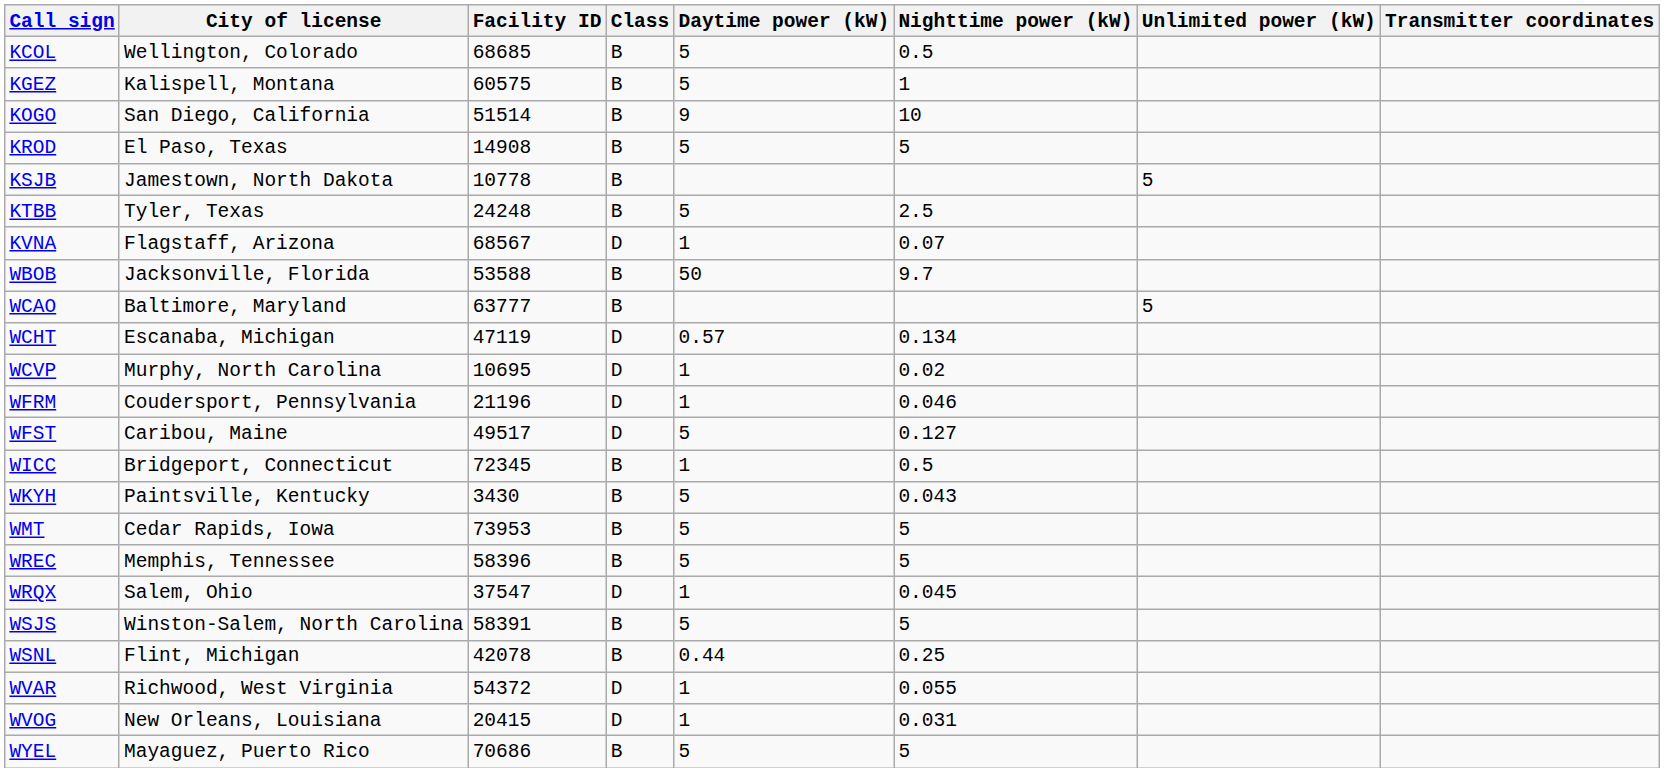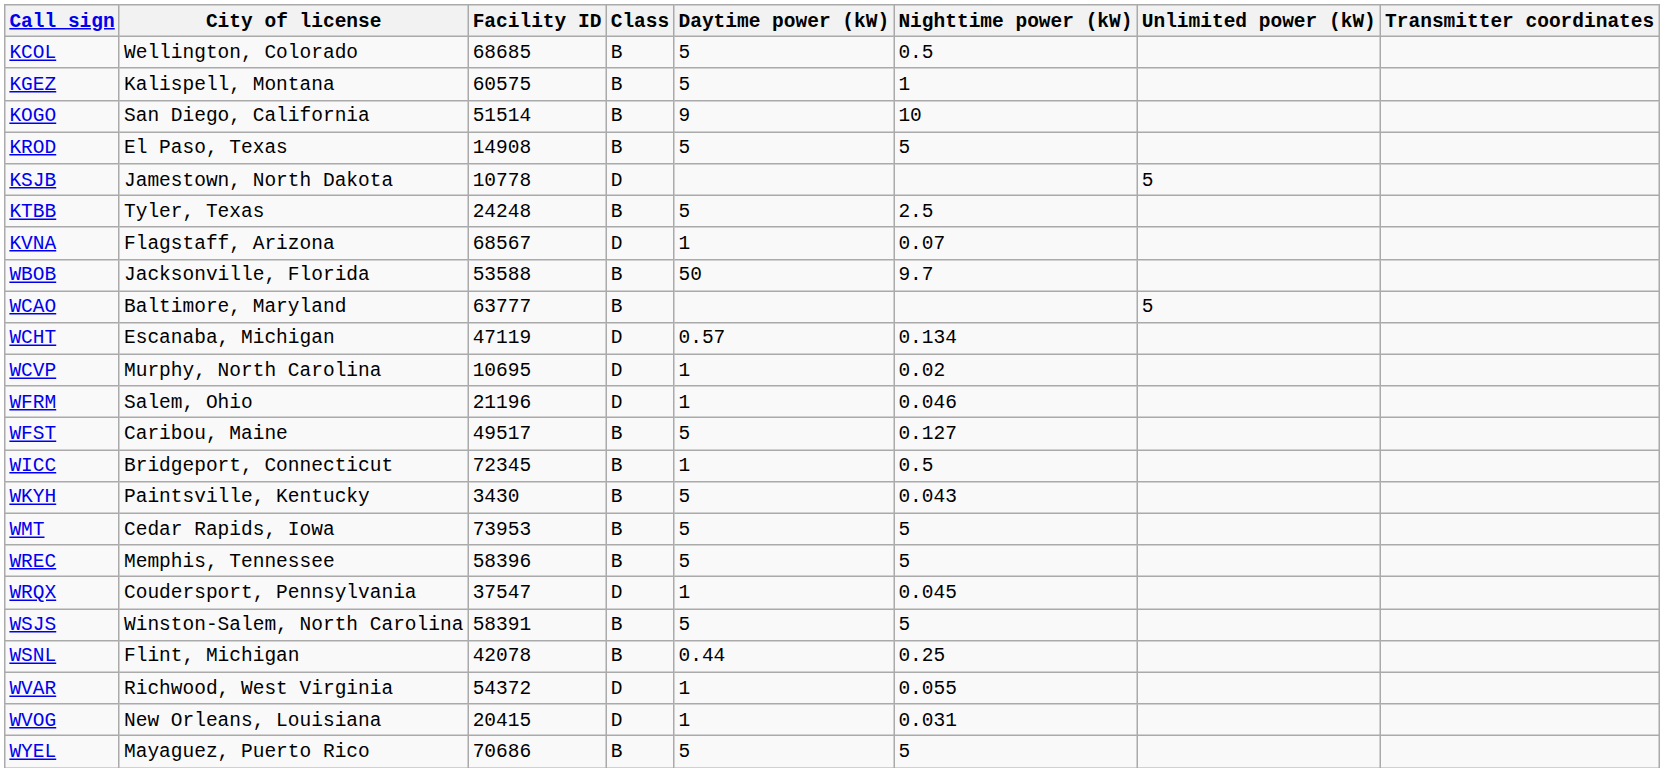(617, 180) B -> (617, 180) D
(270, 402) Coudersport, Pennsylvania -> (188, 402) Salem, Ohio
(617, 434) D -> (617, 434) B
(188, 593) Salem, Ohio -> (270, 593) Coudersport, Pennsylvania
